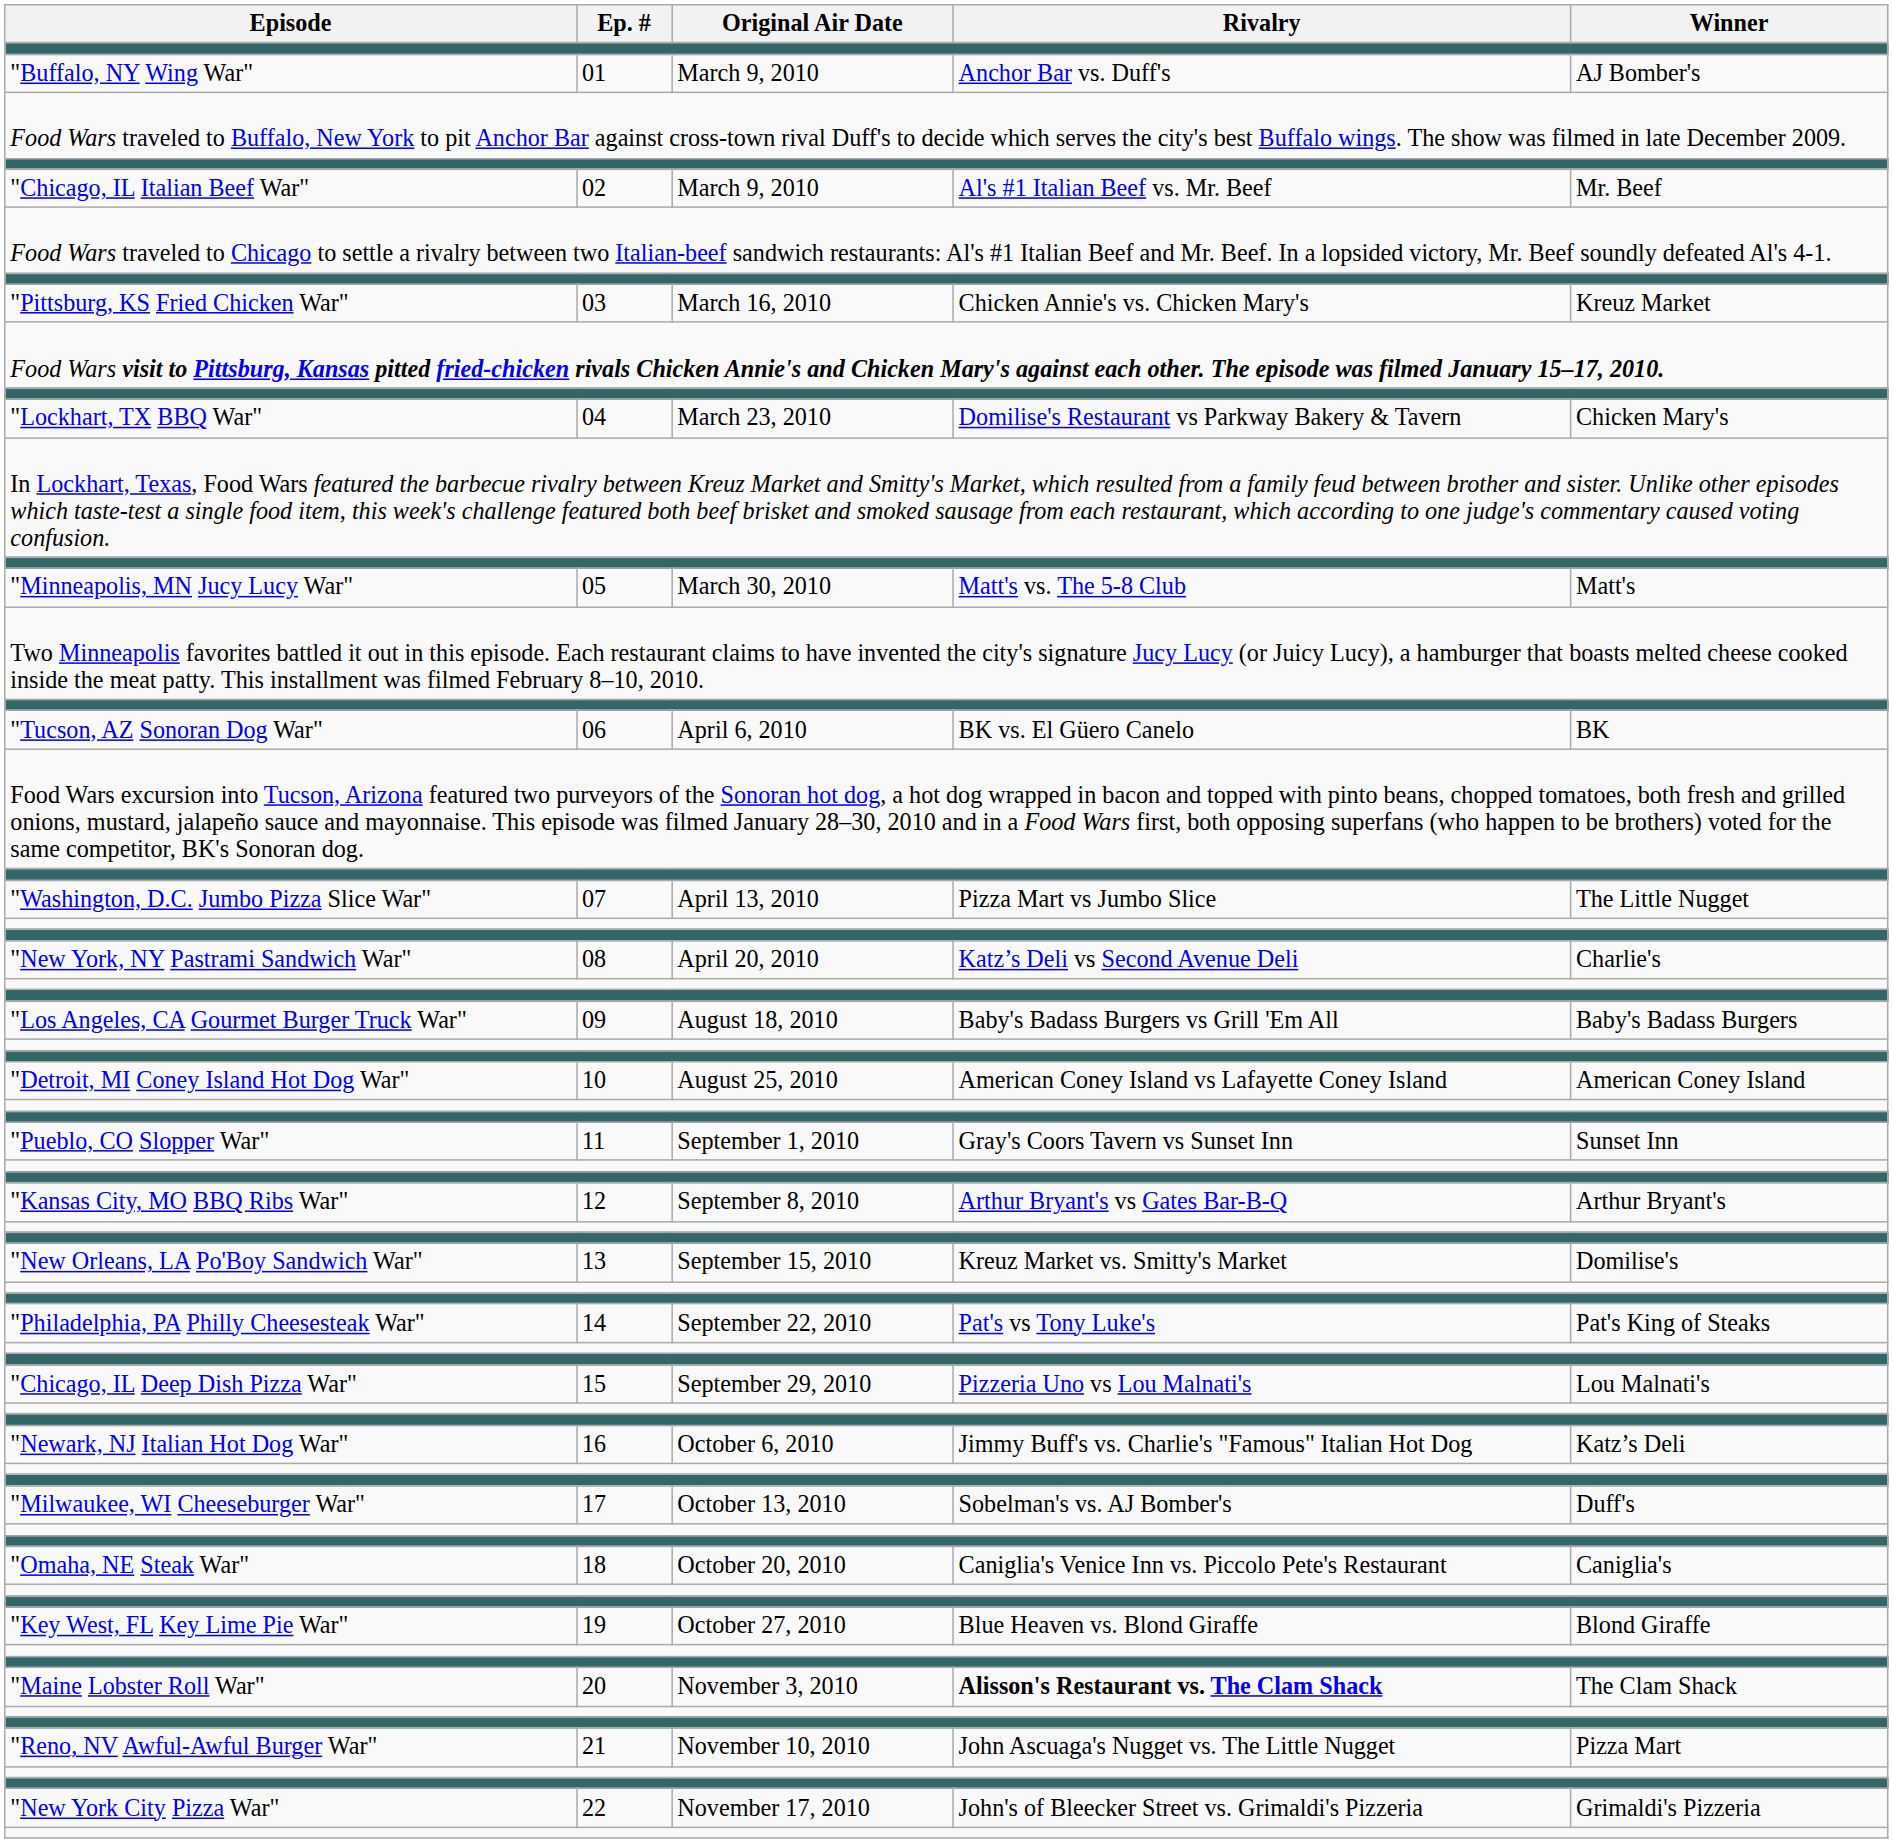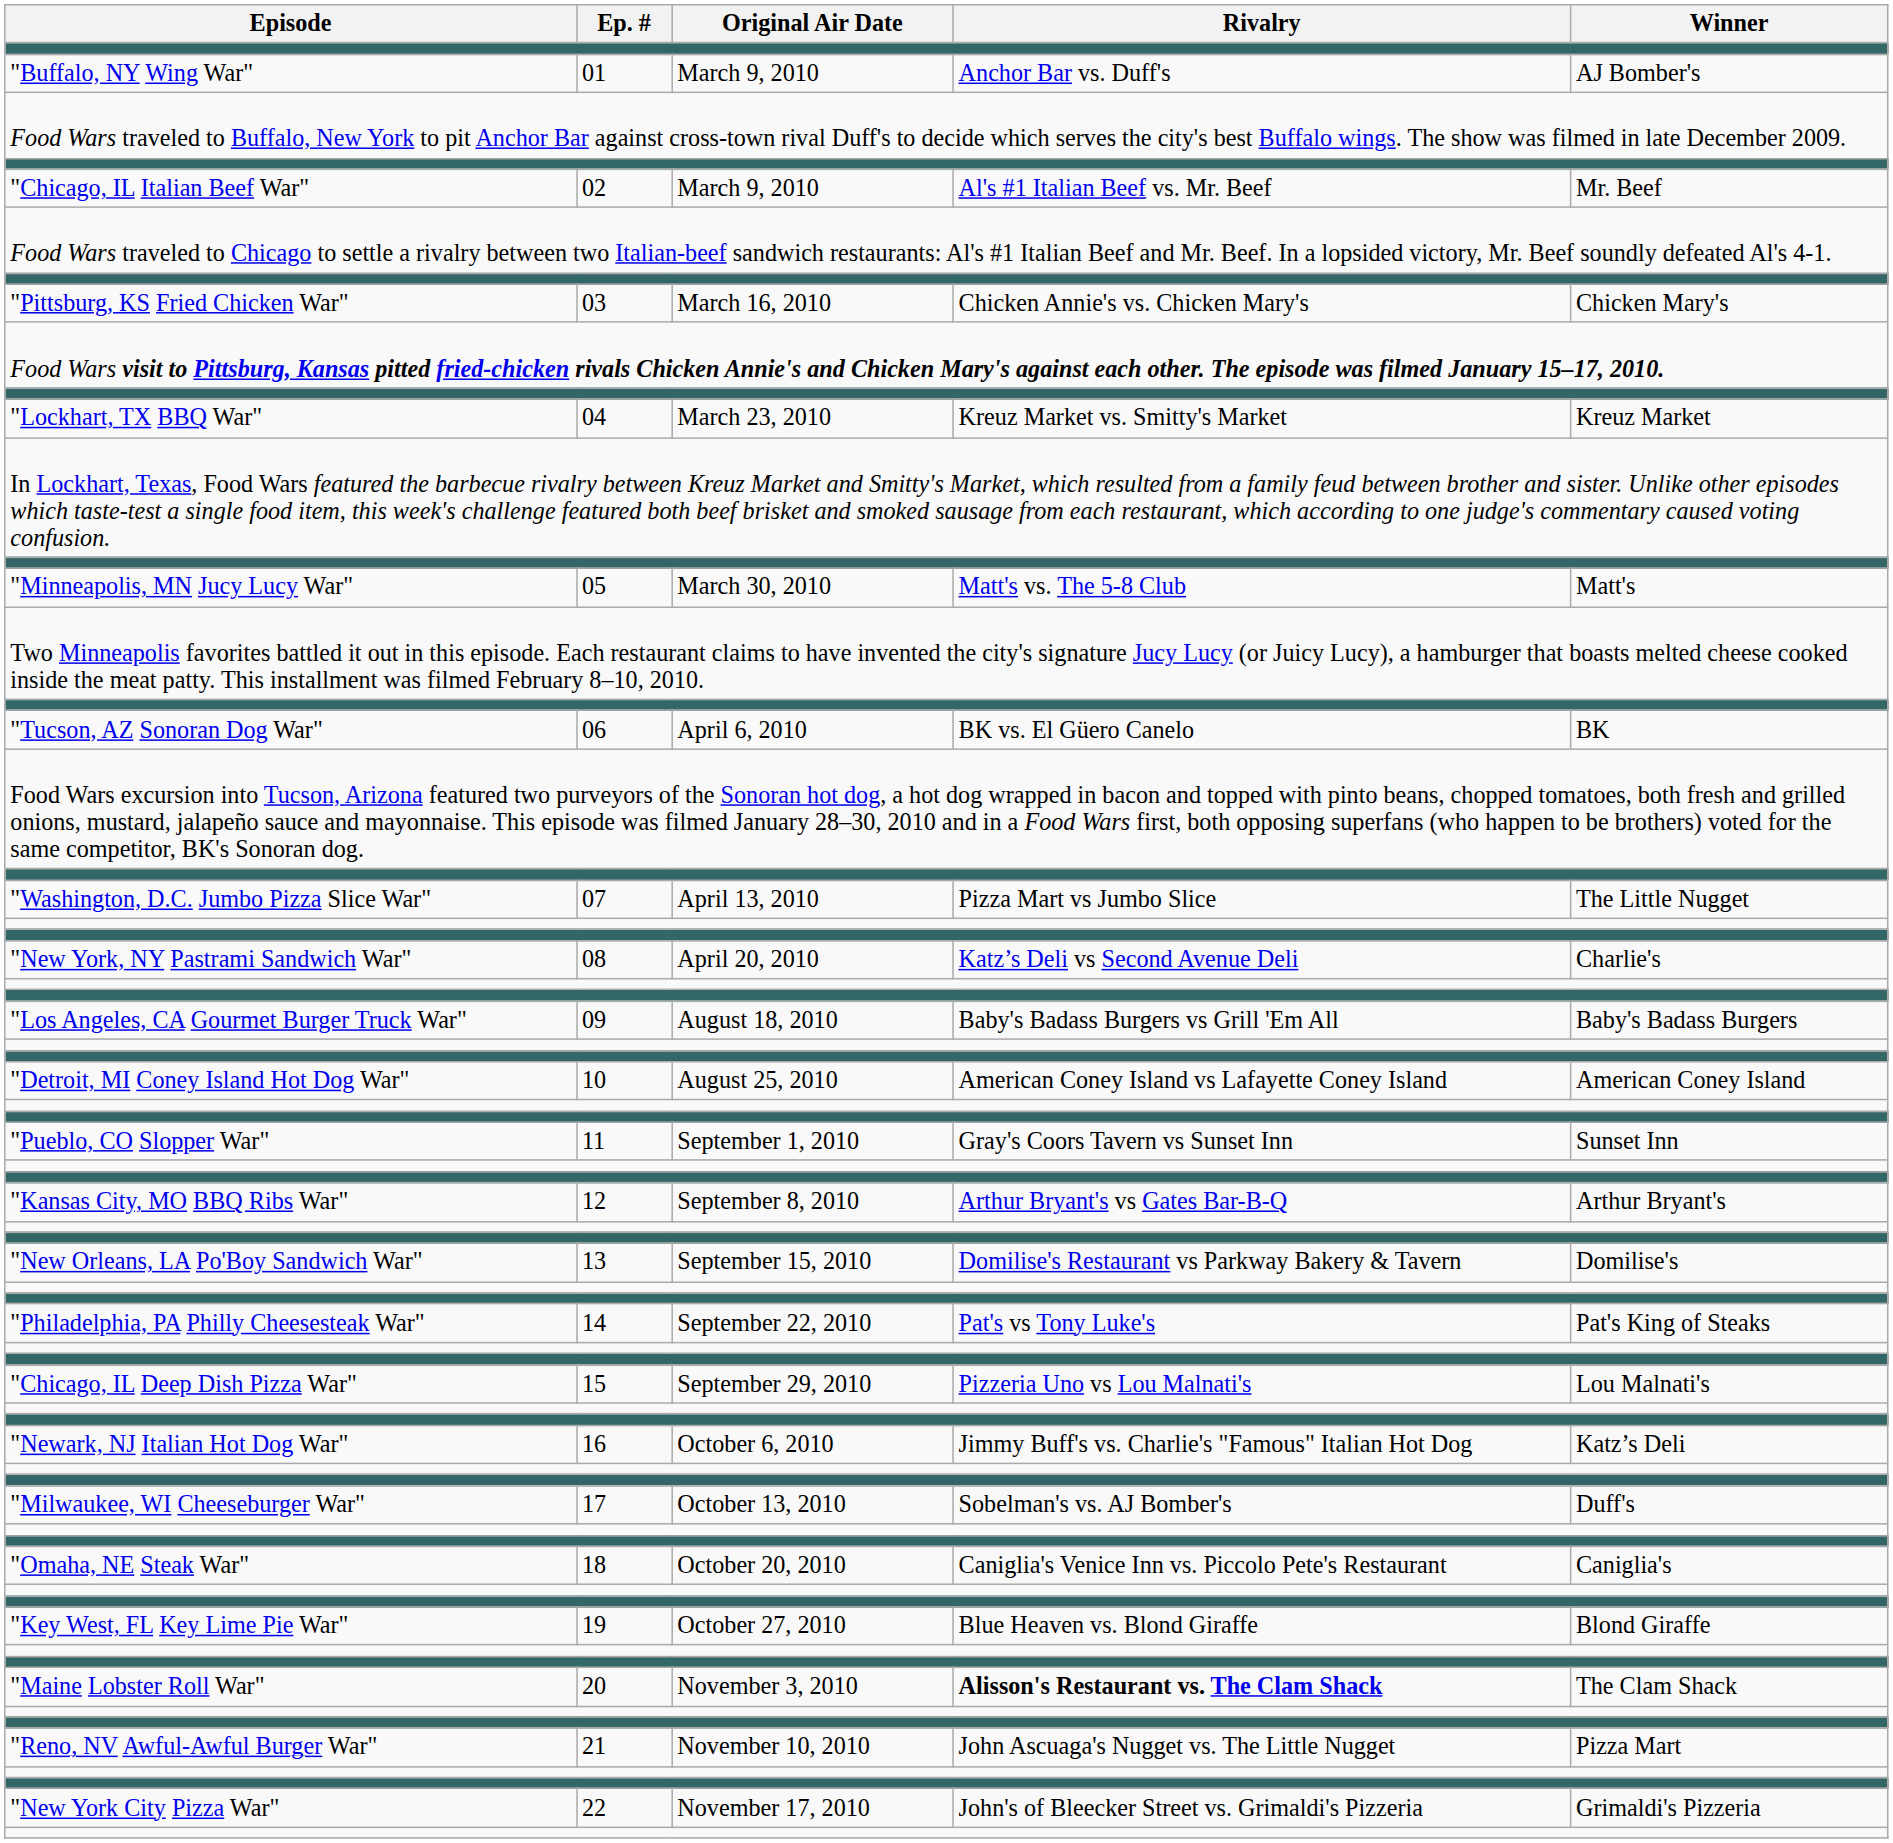(1643, 303) Kreuz Market -> (1652, 303) Chicken Mary's
(1210, 417) Domilise's Restaurant vs Parkway Bakery & Tavern -> (1123, 417) Kreuz Market vs. Smitty's Market
(1652, 417) Chicken Mary's -> (1643, 417) Kreuz Market
(1123, 1262) Kreuz Market vs. Smitty's Market -> (1210, 1262) Domilise's Restaurant vs Parkway Bakery & Tavern
